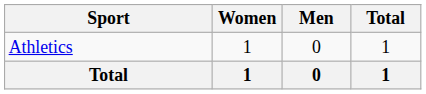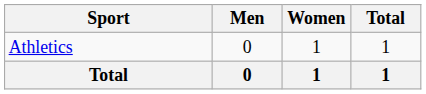columns swapped: (316, 18) <-> (247, 18)
